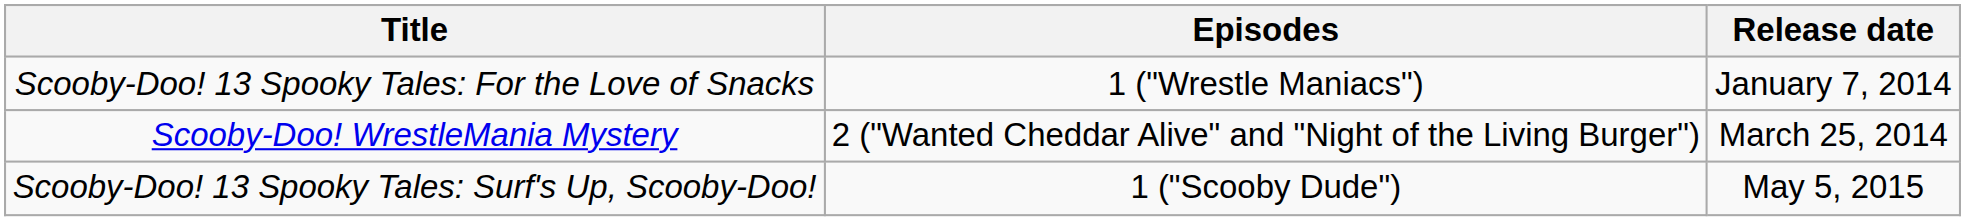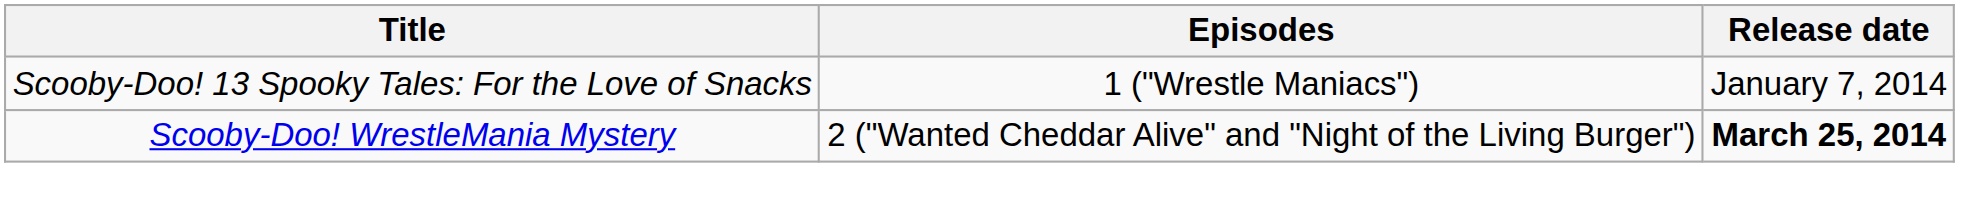(1833, 135) normal -> (1829, 135) bold
- row: (415, 187)
